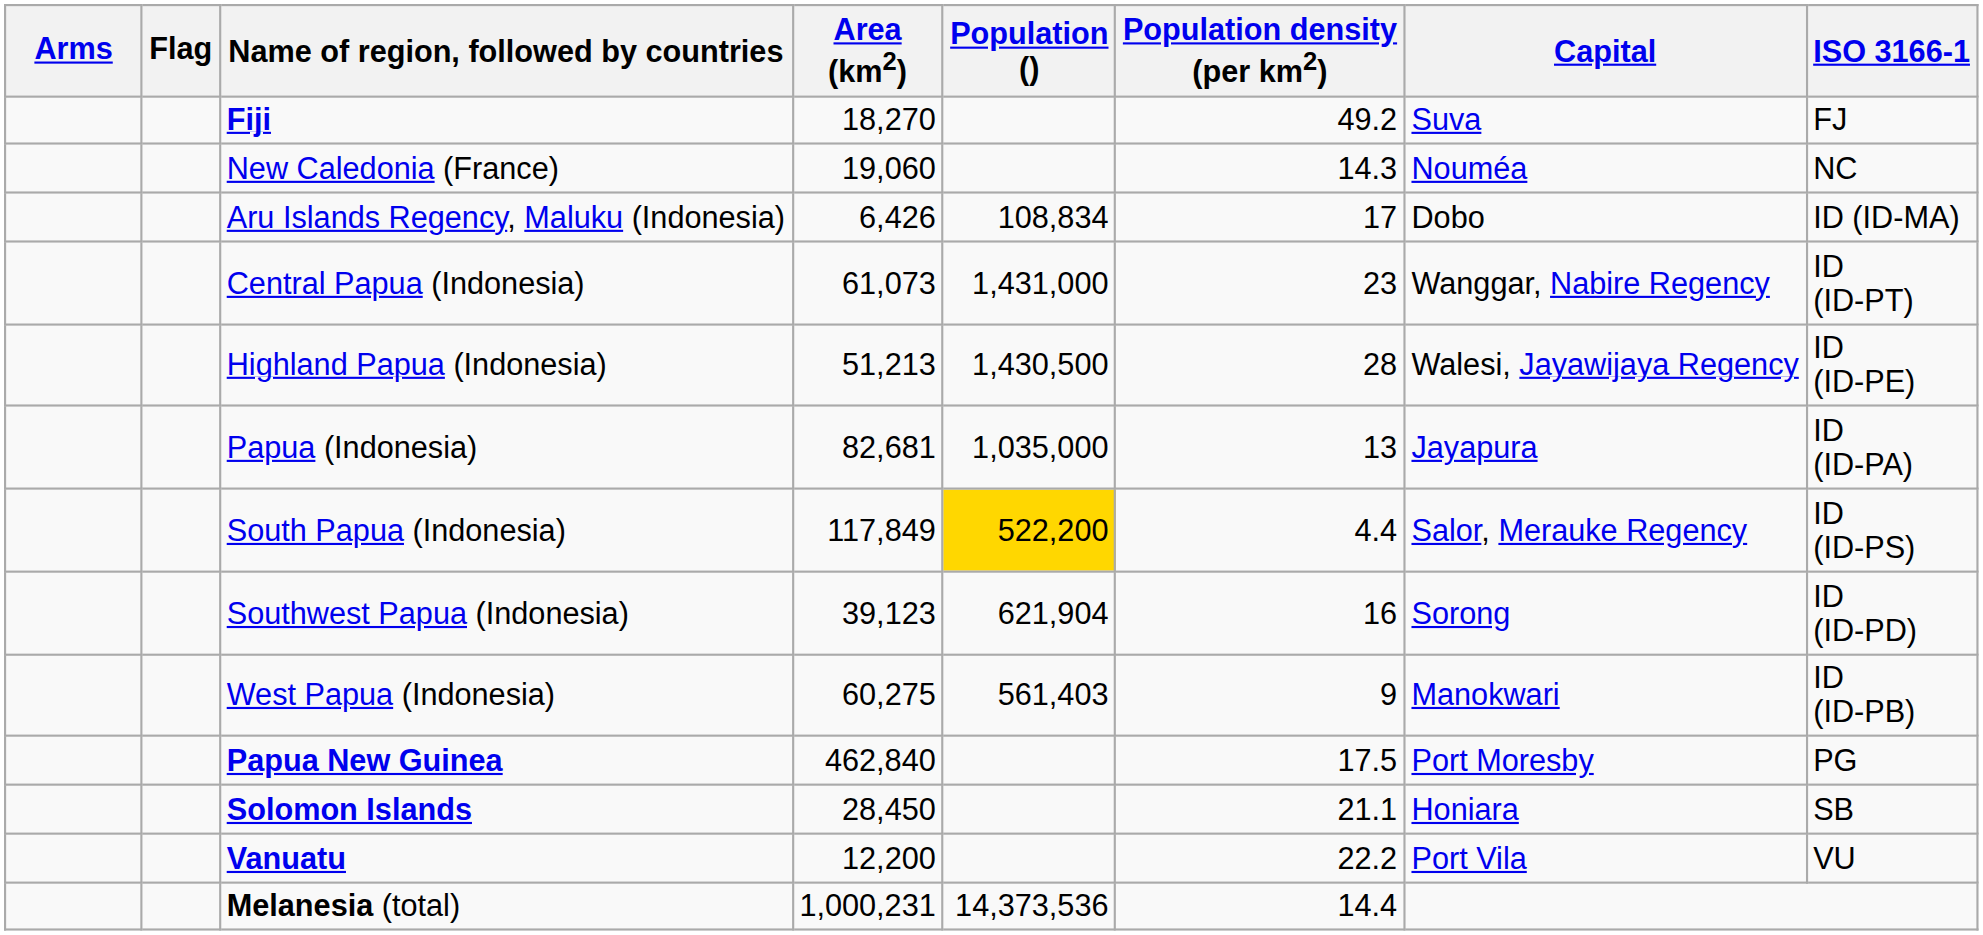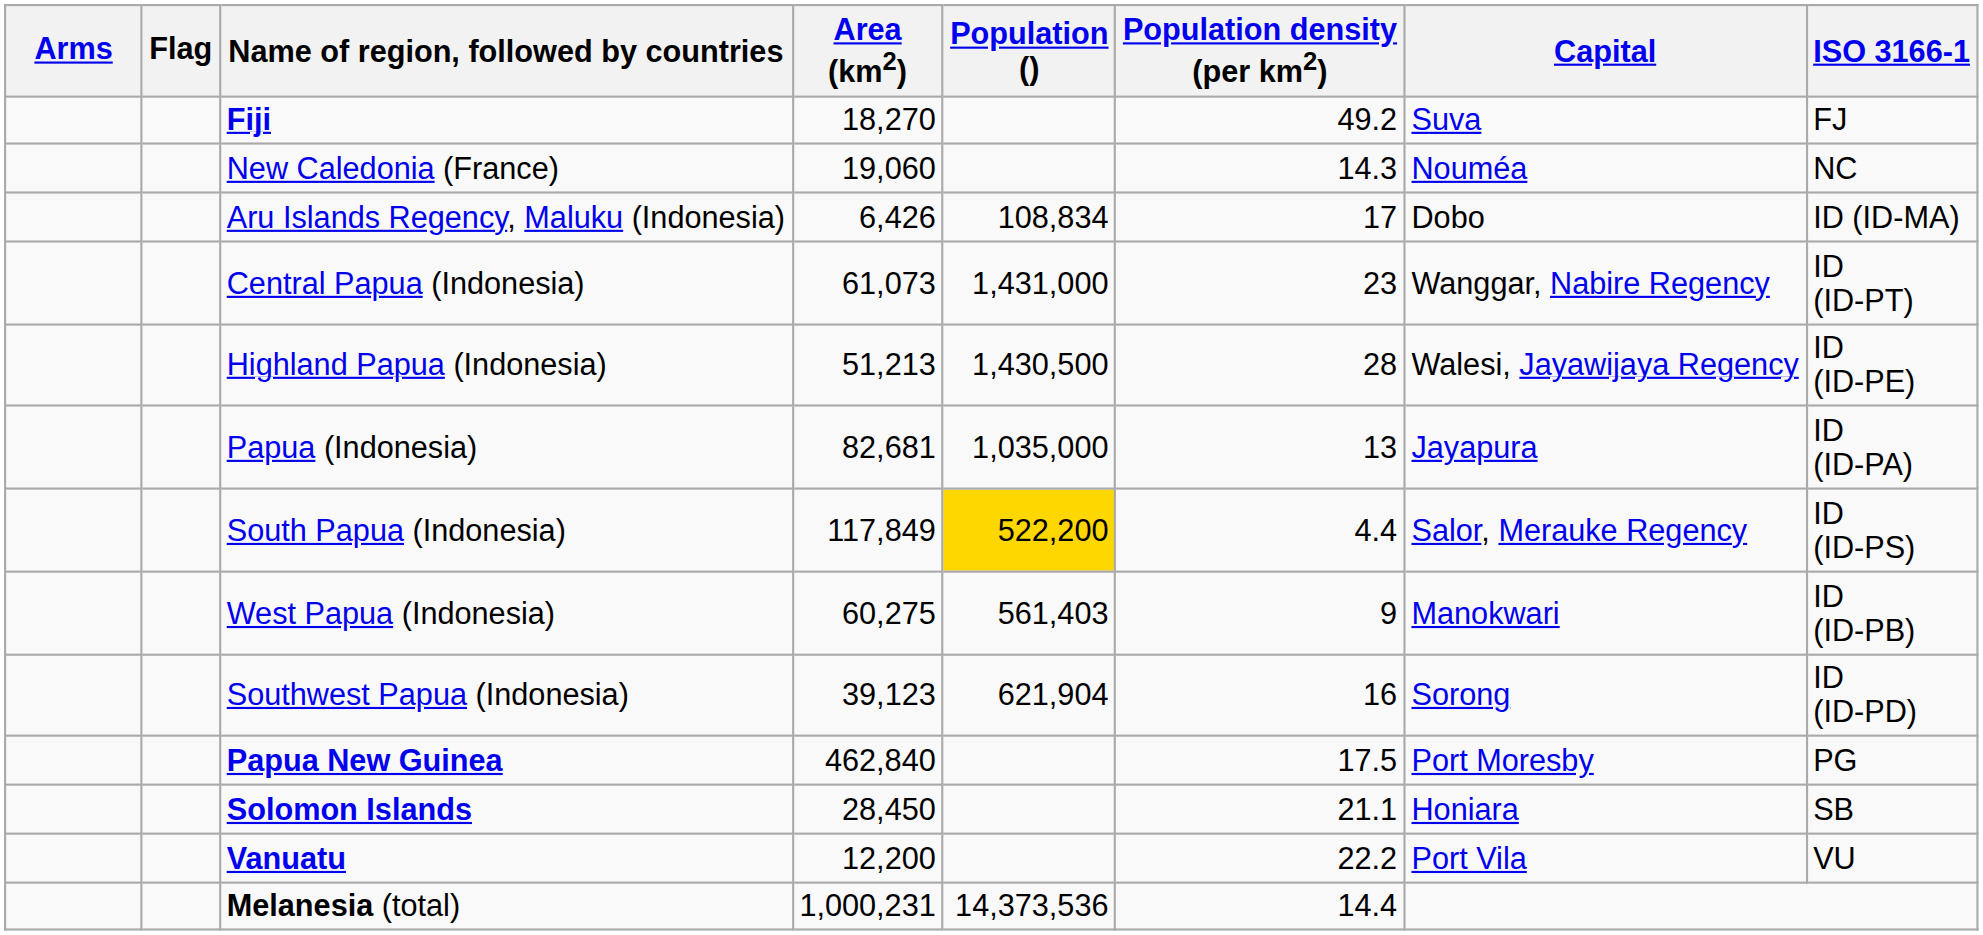rows swapped: (428, 613) <-> (391, 695)
